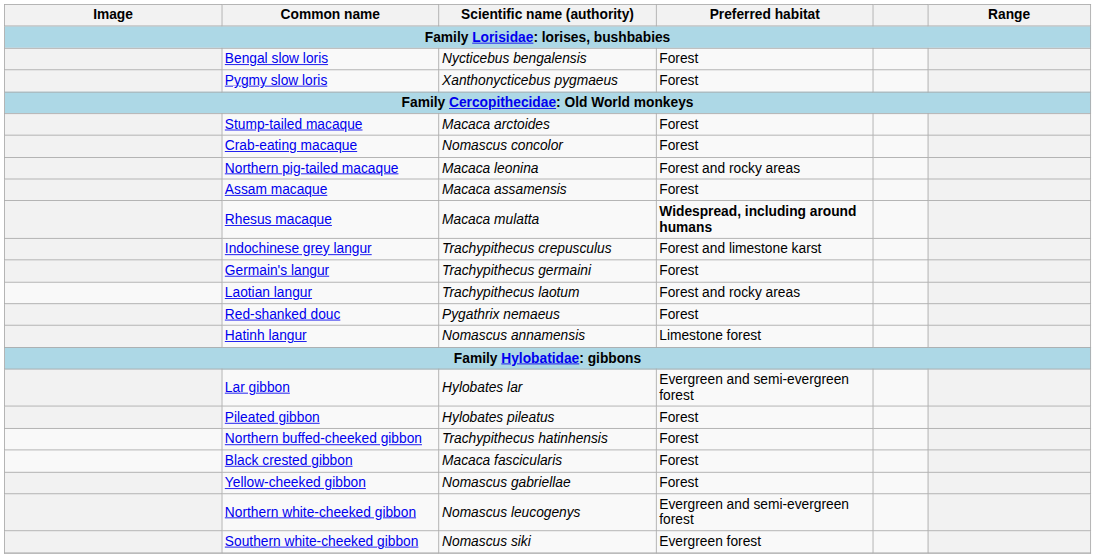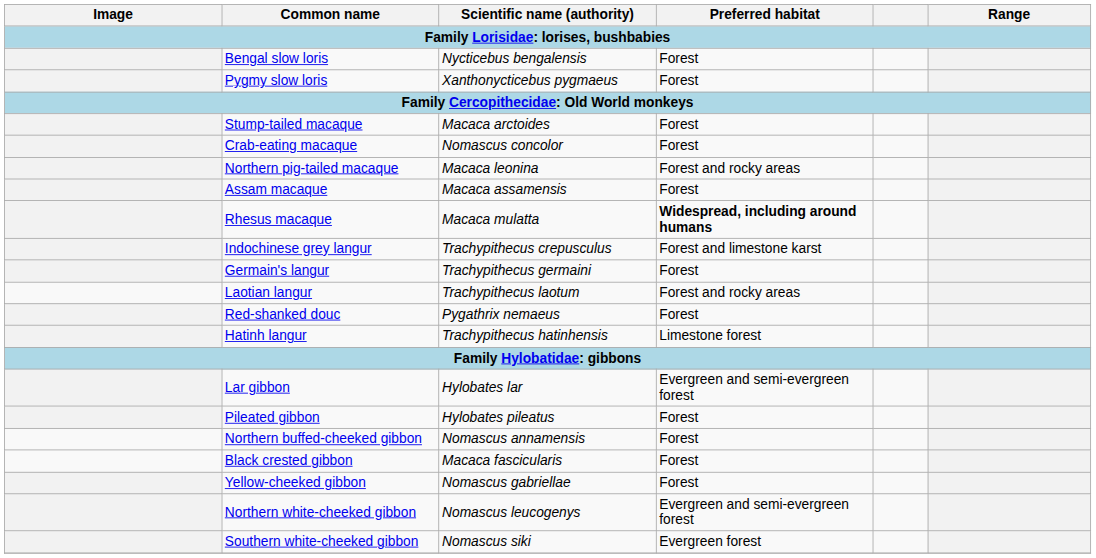(514, 336) Nomascus annamensis -> (525, 336) Trachypithecus hatinhensis
(525, 439) Trachypithecus hatinhensis -> (514, 439) Nomascus annamensis
